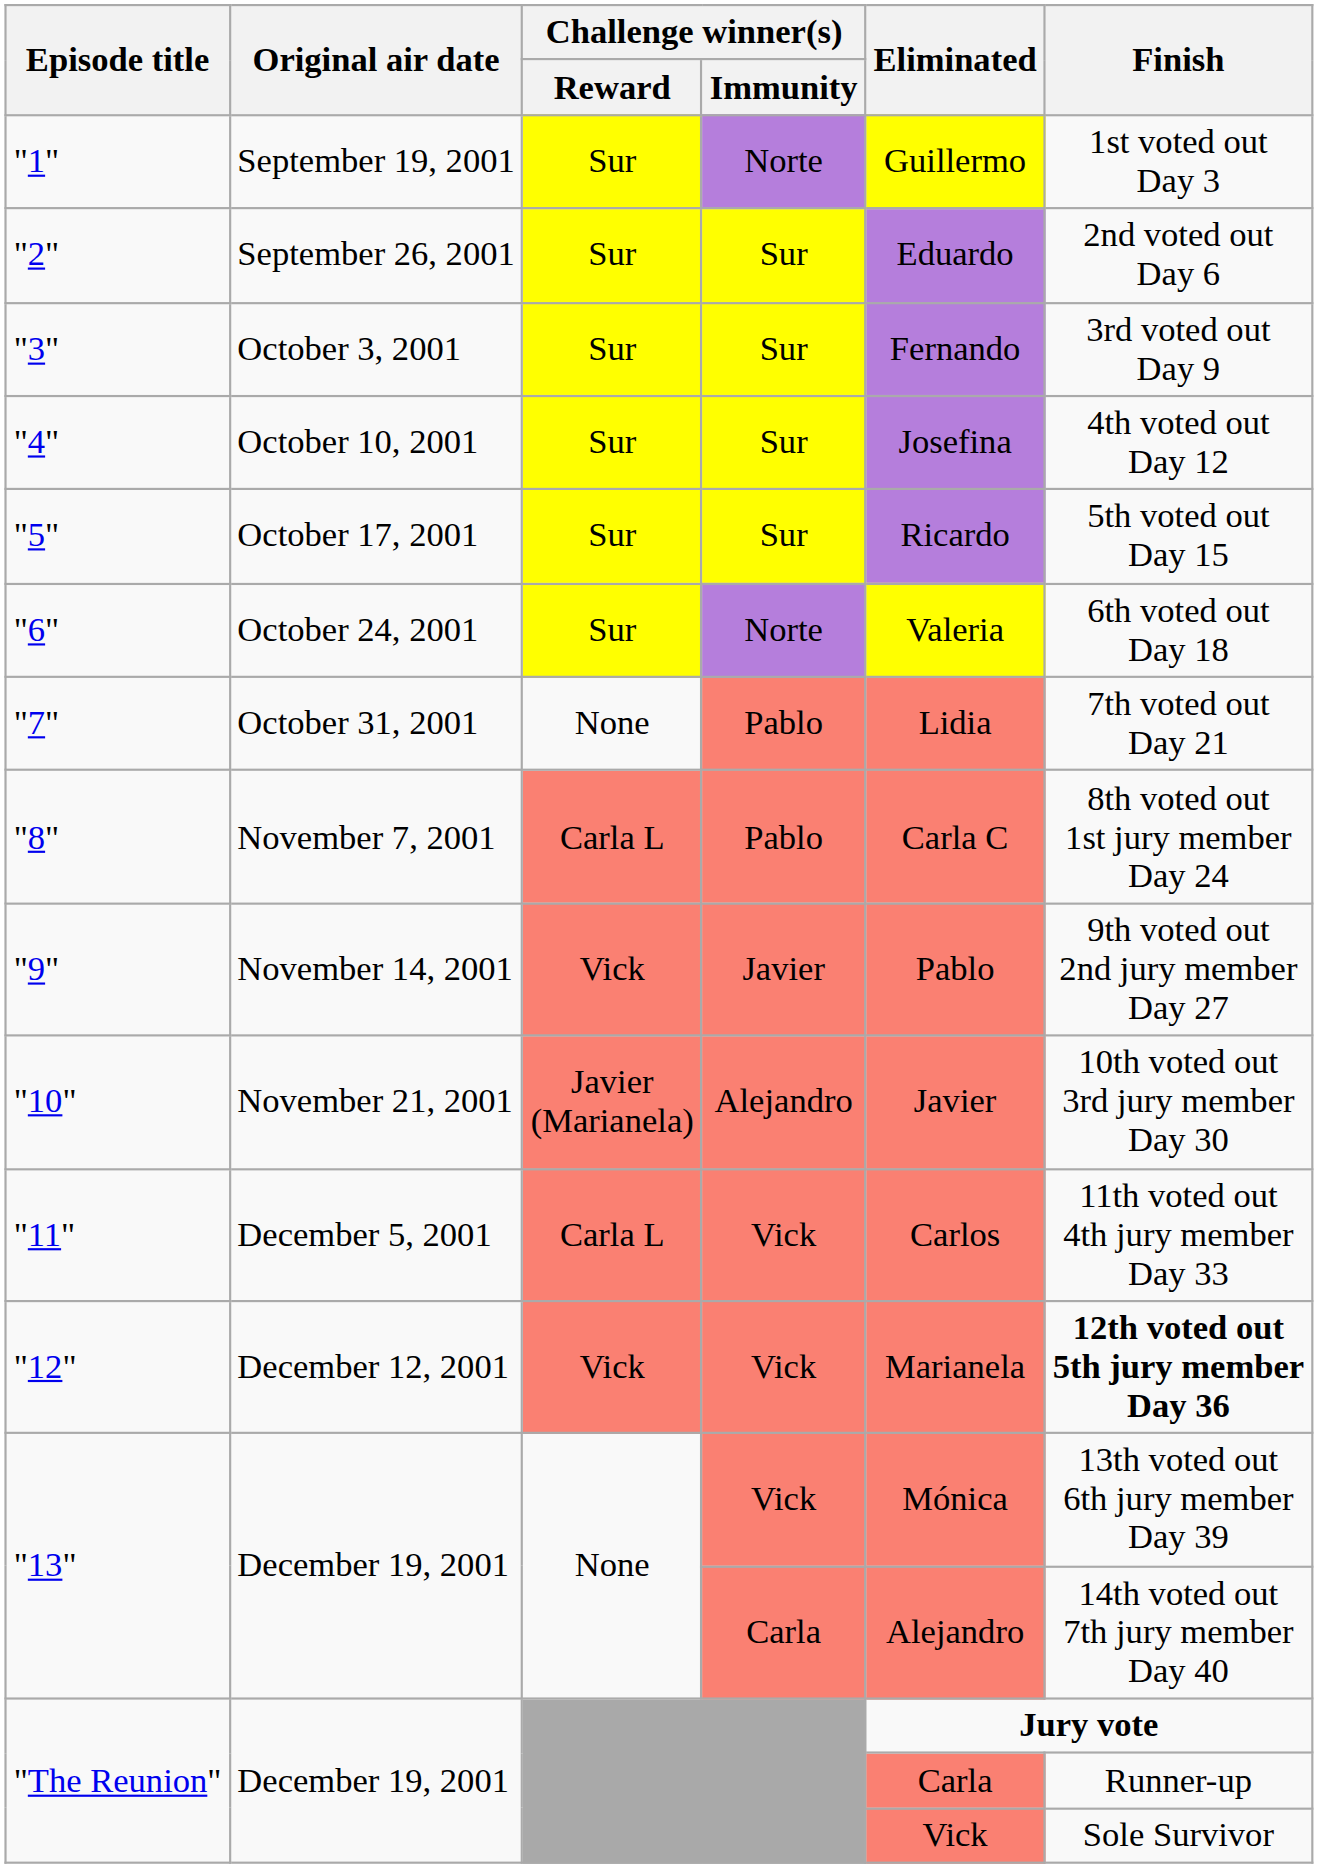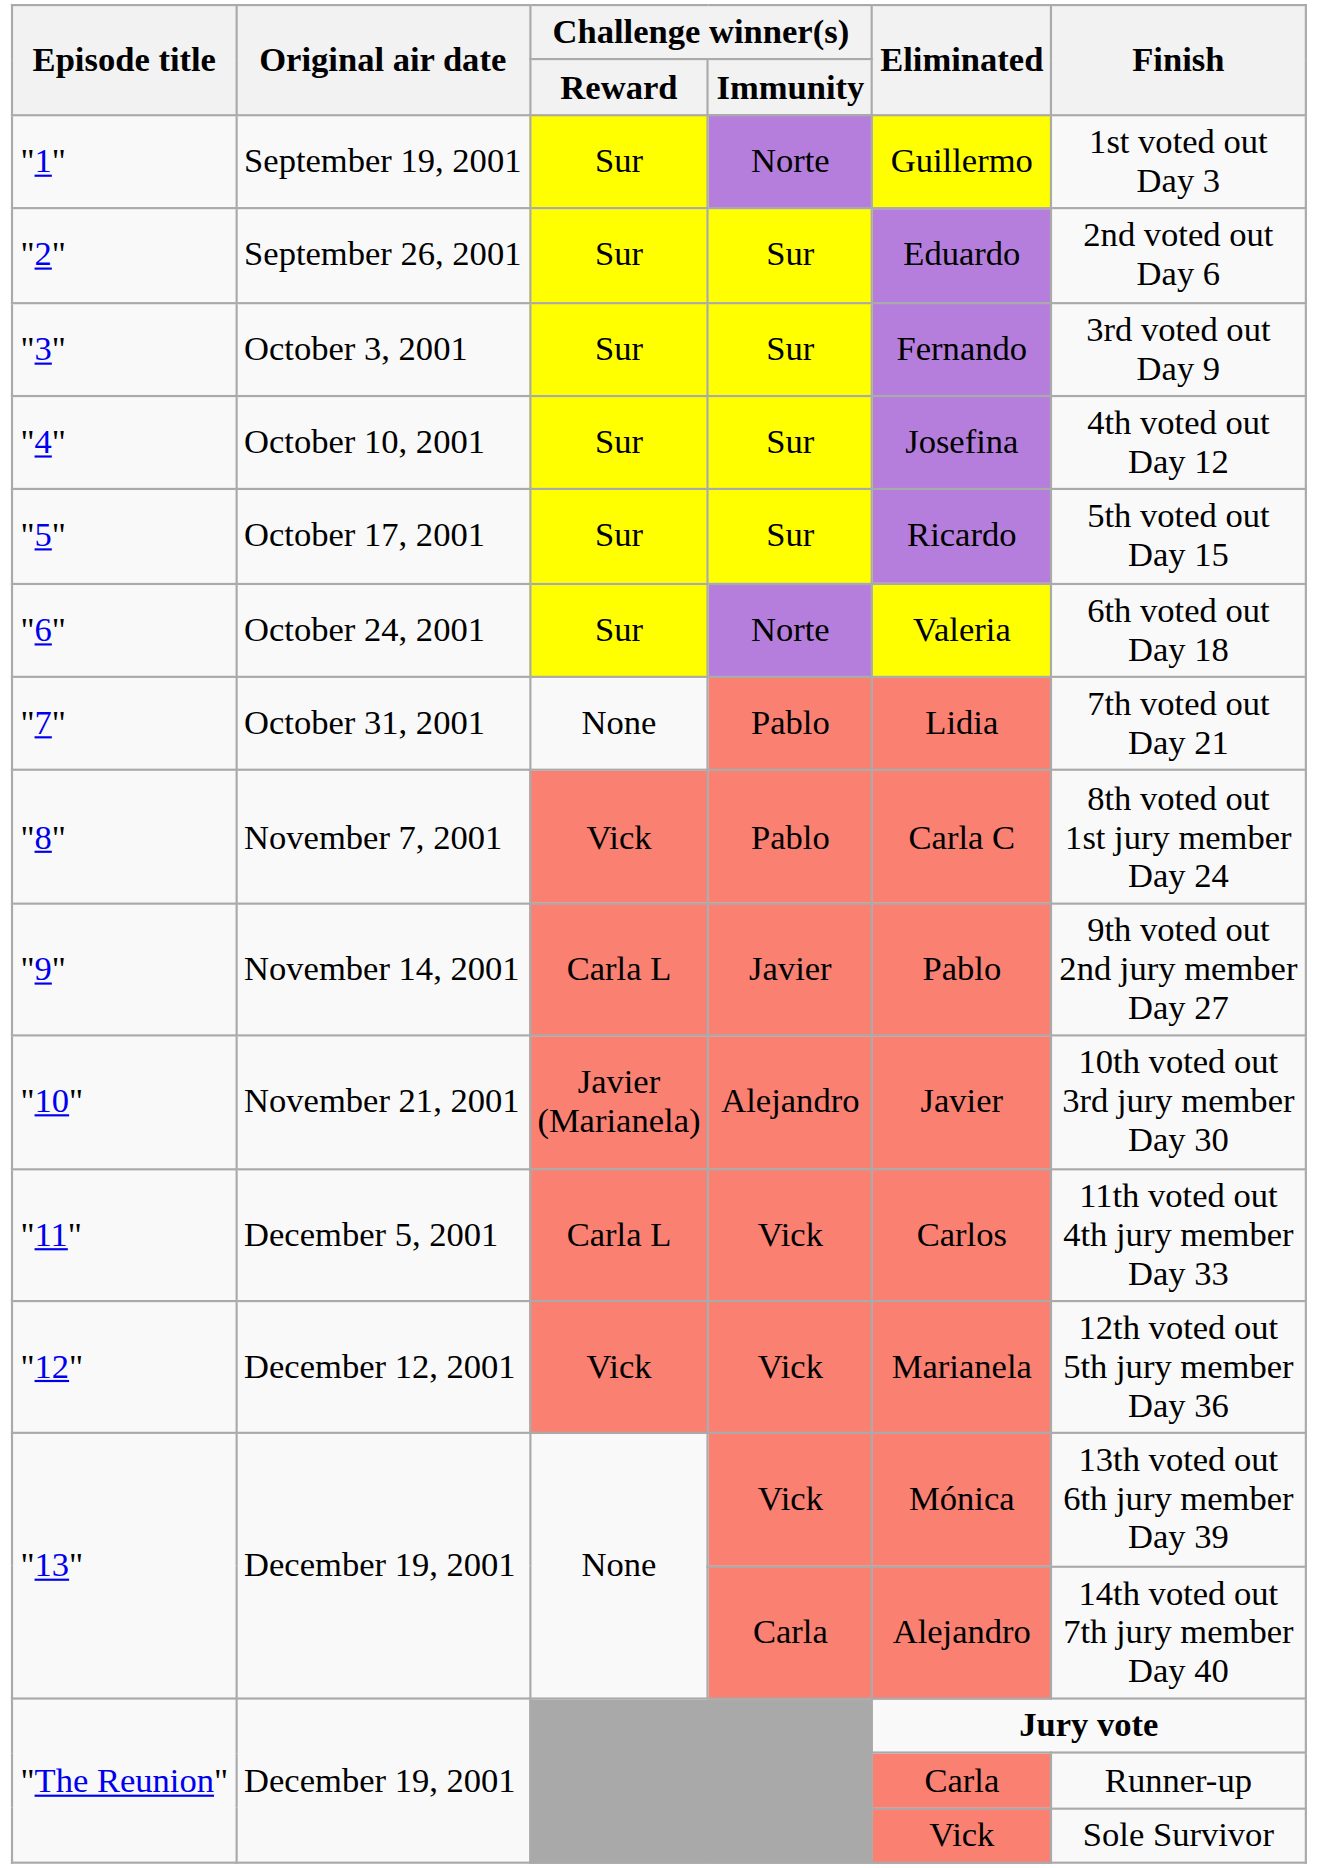(612, 836) Carla L -> (619, 836) Vick
(612, 968) Vick -> (619, 968) Carla L
(1178, 1366) bold -> (1178, 1366) normal
